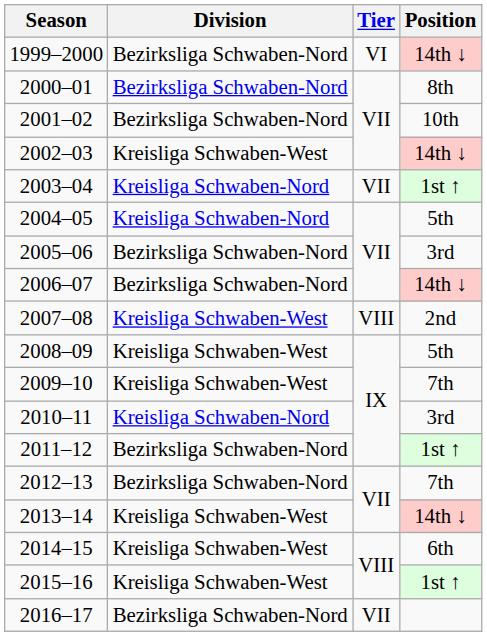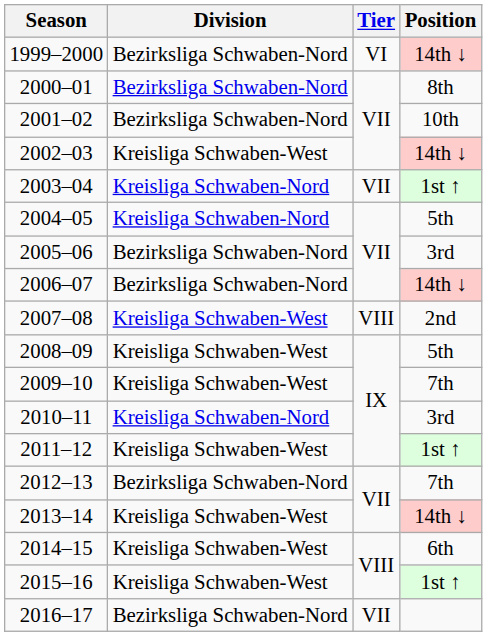(230, 449) Bezirksliga Schwaben-Nord -> (220, 449) Kreisliga Schwaben-West
